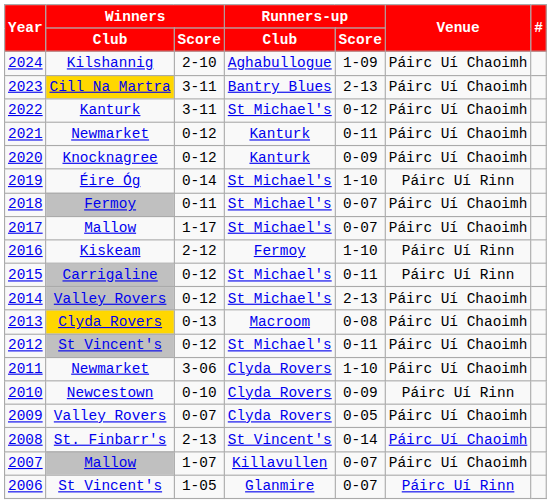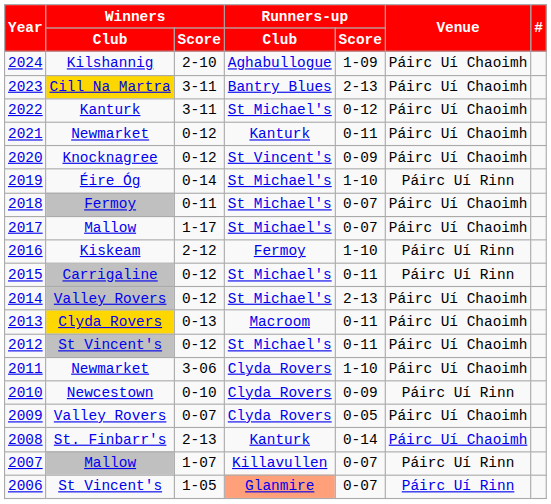(280, 157) Kanturk -> (280, 157) St Vincent's
(360, 322) 0-08 -> (360, 322) 0-11
(280, 440) St Vincent's -> (280, 440) Kanturk
(458, 463) Páirc Uí Chaoimh -> (458, 463) Páirc Uí Rinn
(280, 487) no background -> (280, 487) lightsalmon background
